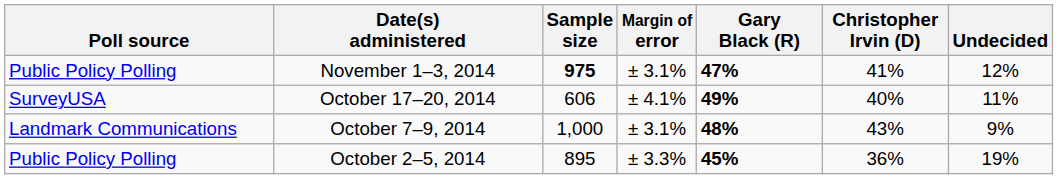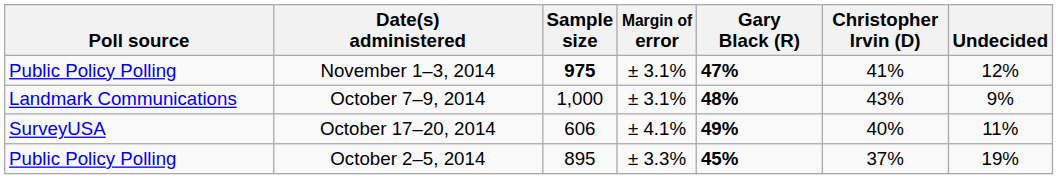rows swapped: (408, 100) <-> (408, 129)
(885, 159) 36% -> (885, 159) 37%
